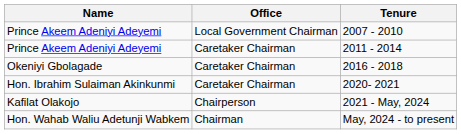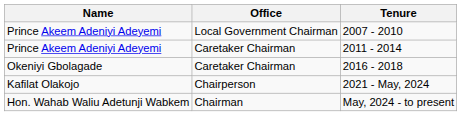- row: (371, 84)
